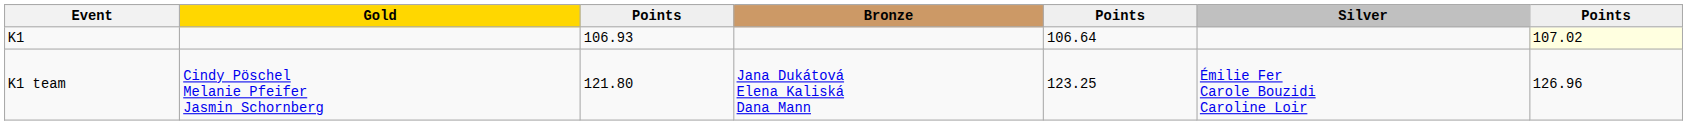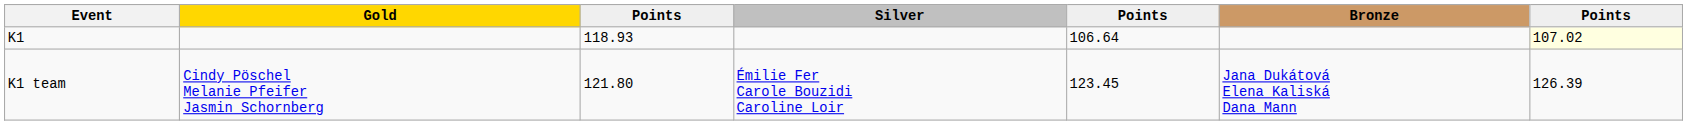columns swapped: (1363, 16) <-> (889, 16)
(608, 38) 106.93 -> (608, 38) 118.93
(1072, 85) 123.25 -> (1094, 85) 123.45
(1558, 85) 126.96 -> (1558, 85) 126.39
